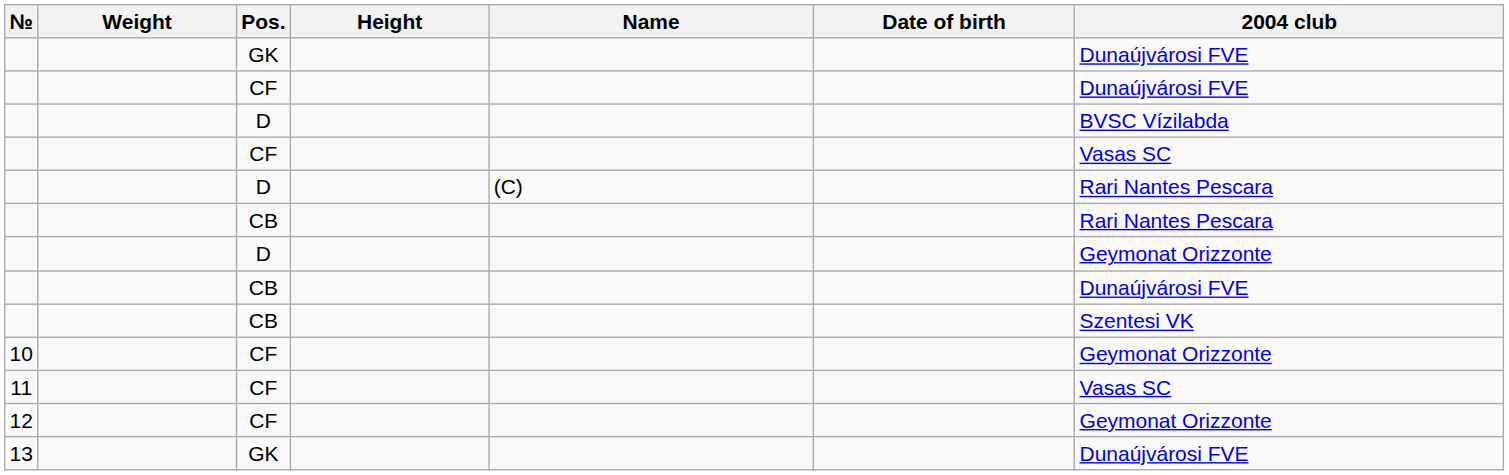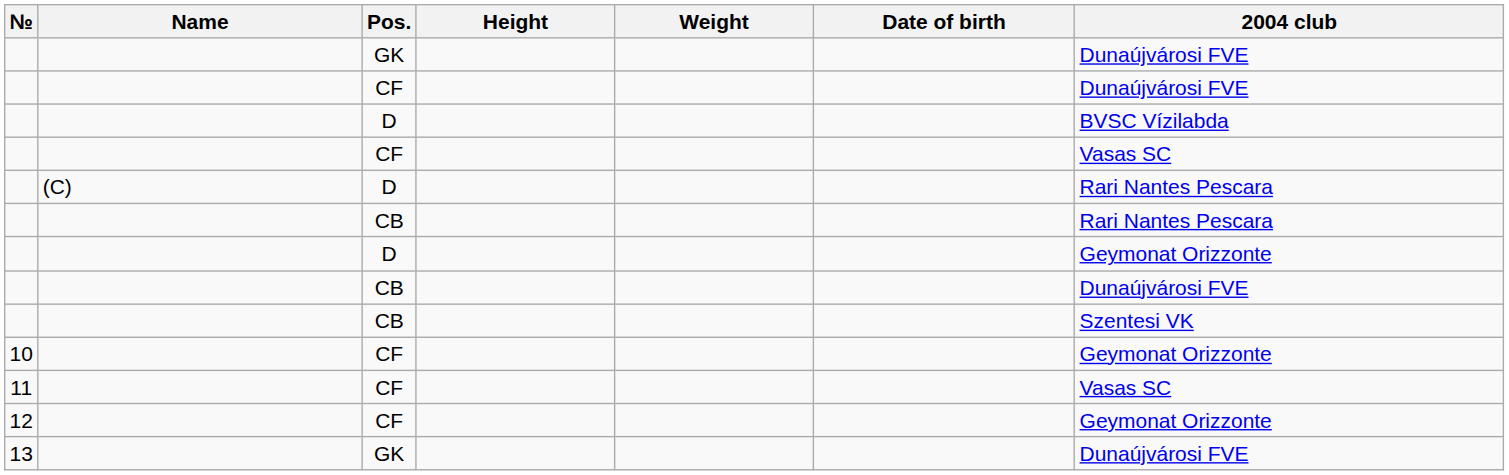columns swapped: (651, 21) <-> (137, 21)
